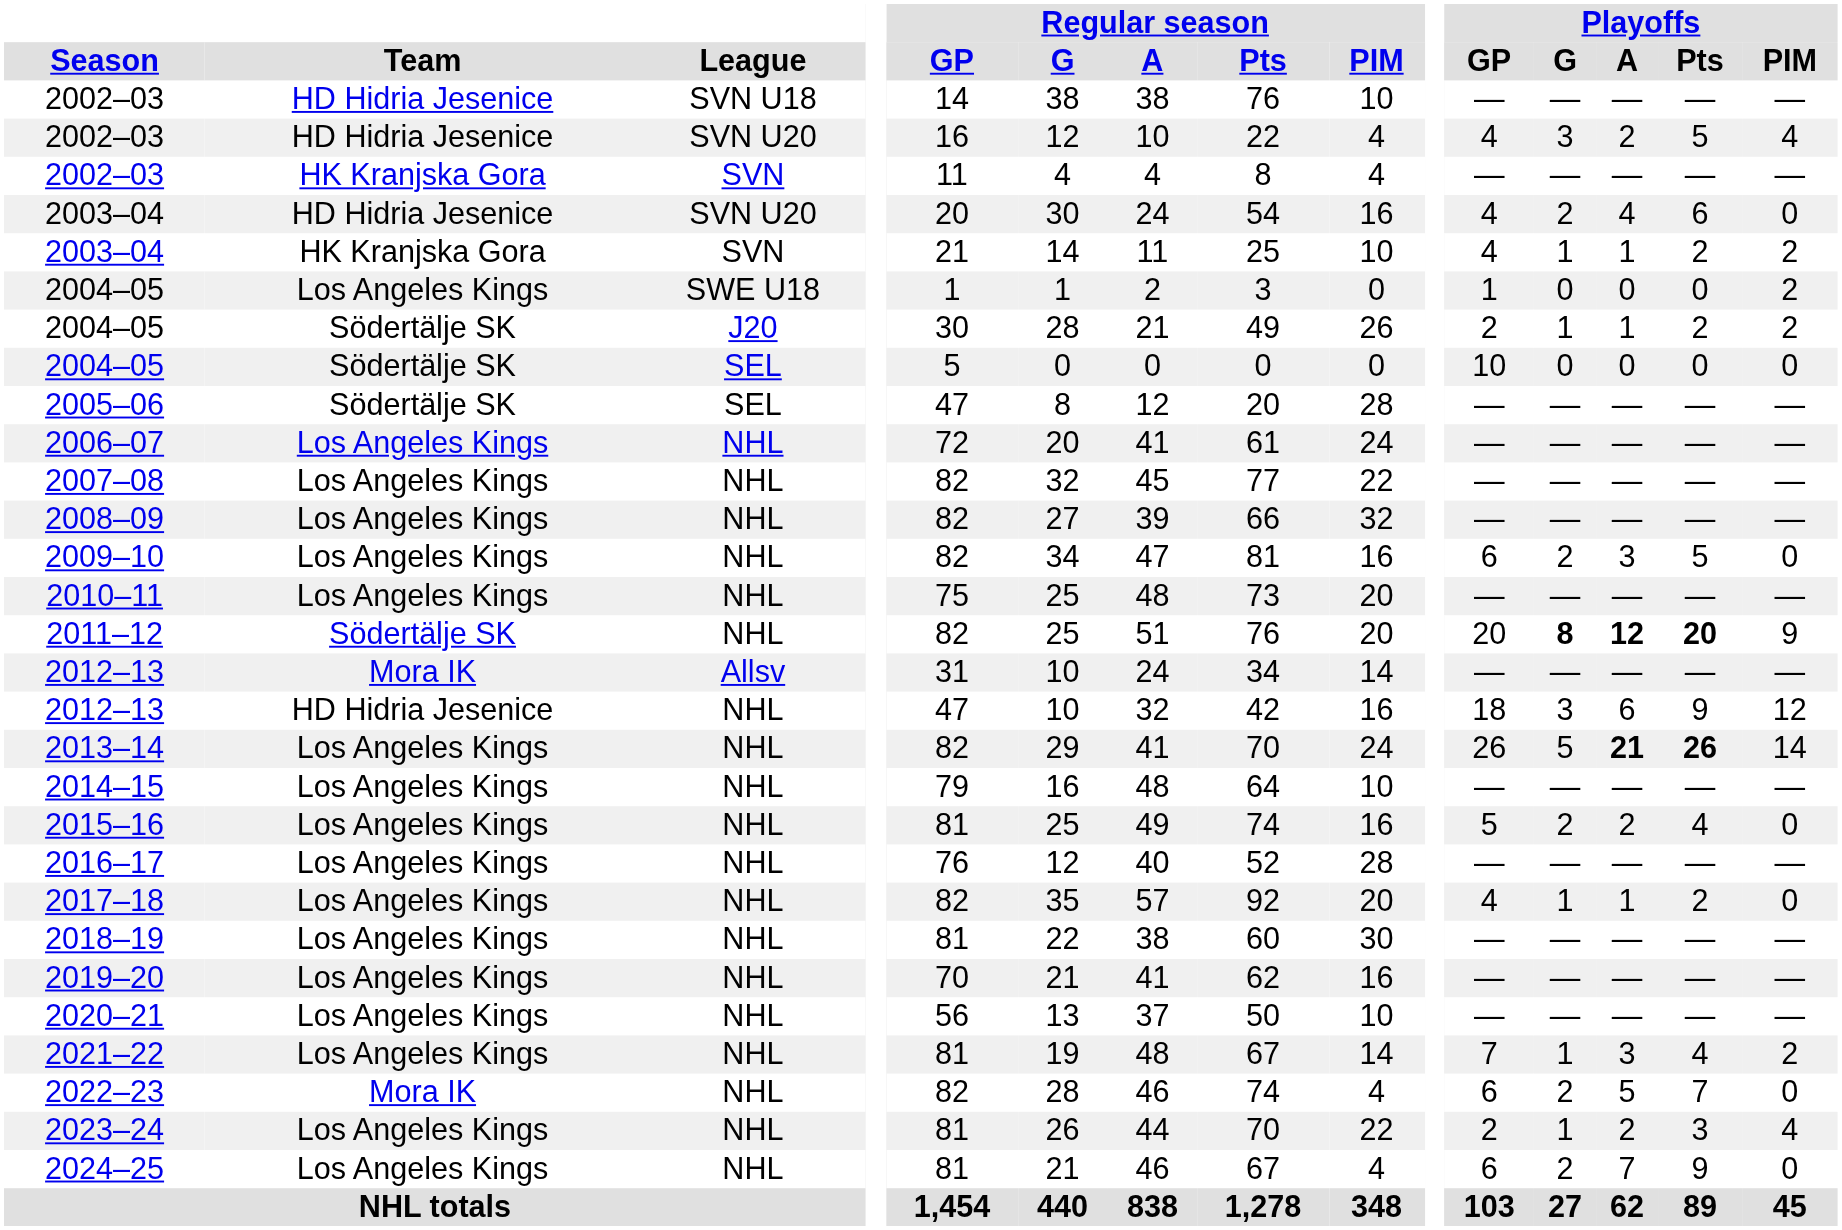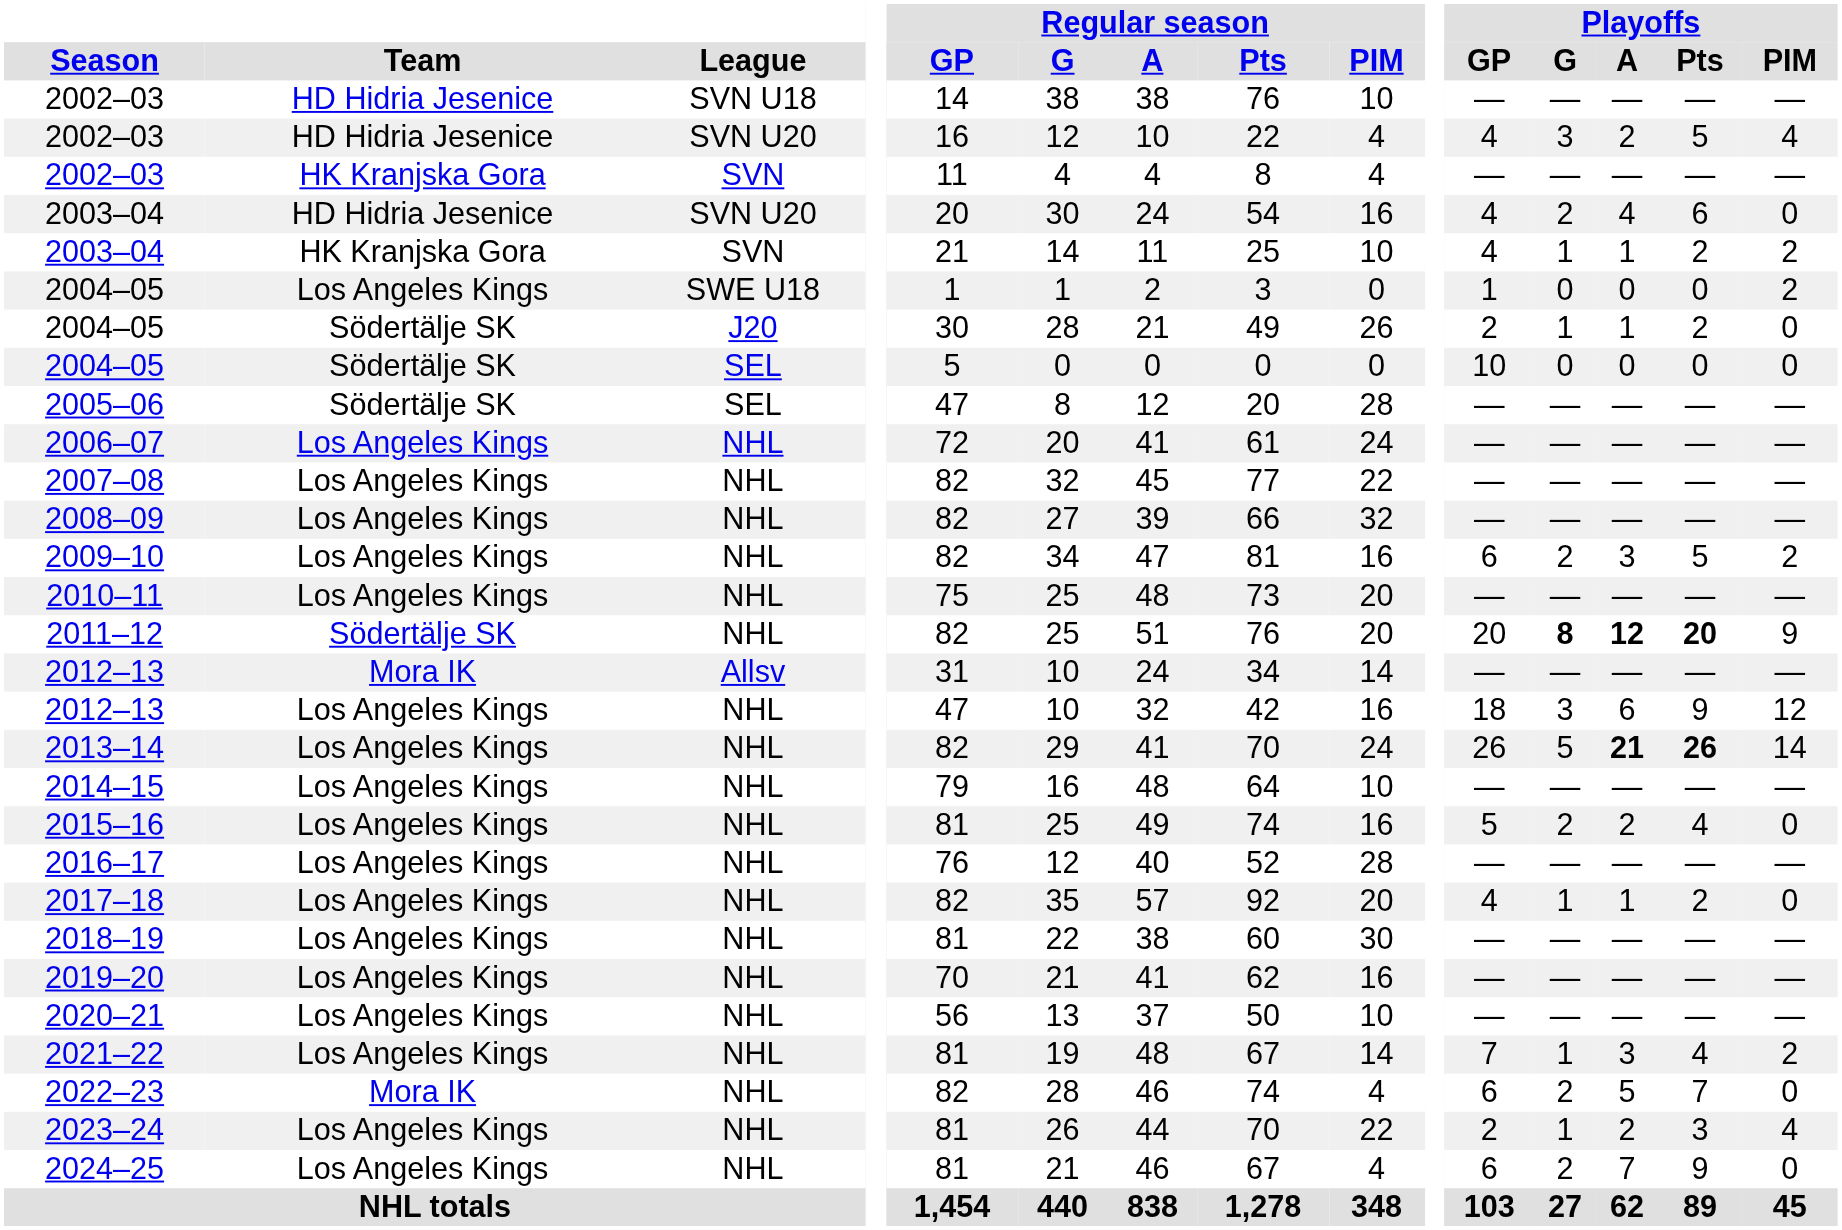(1790, 328) 2 -> (1790, 328) 0
(1790, 557) 0 -> (1790, 557) 2
(423, 710) HD Hidria Jesenice -> (423, 710) Los Angeles Kings
